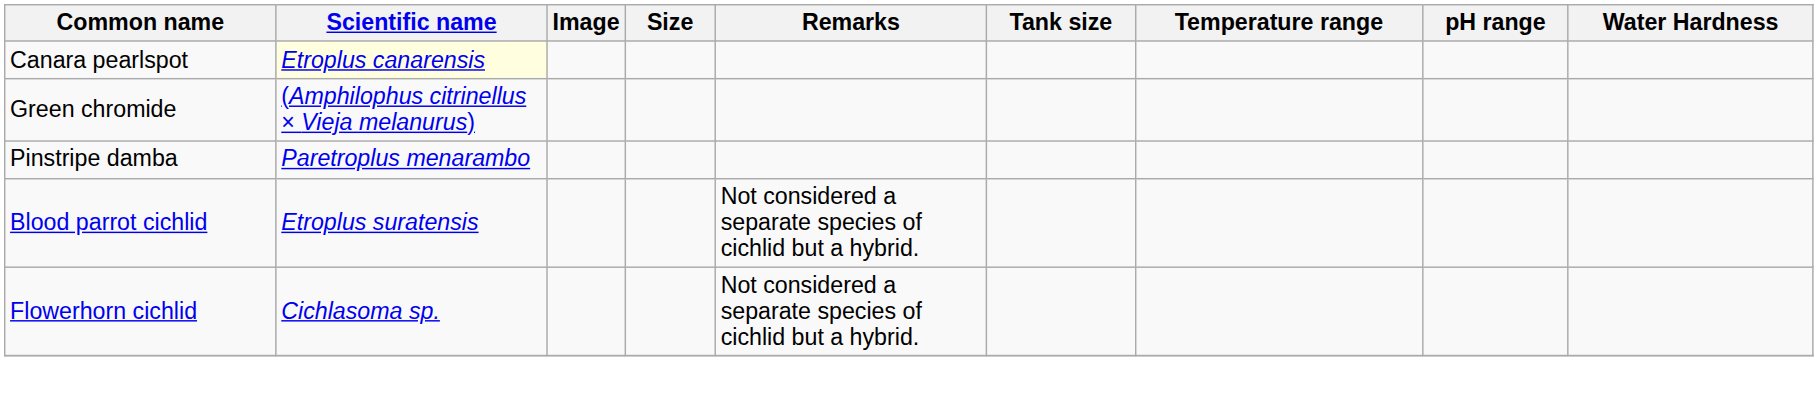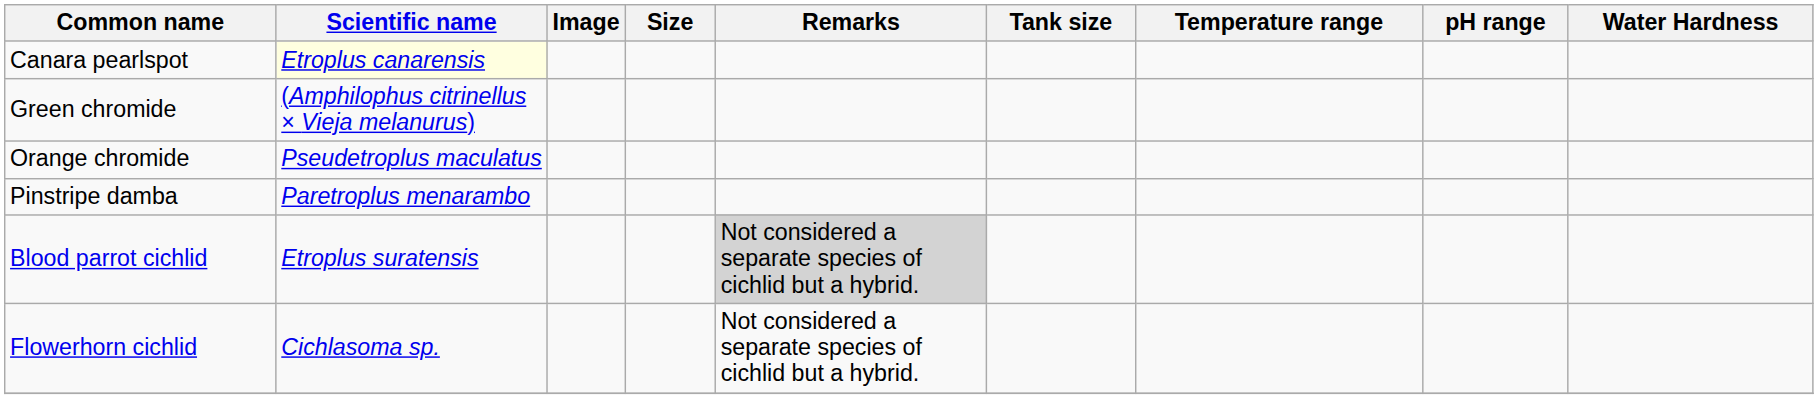+ row: (100, 159)
(821, 222) no background -> (821, 259) lightgrey background
